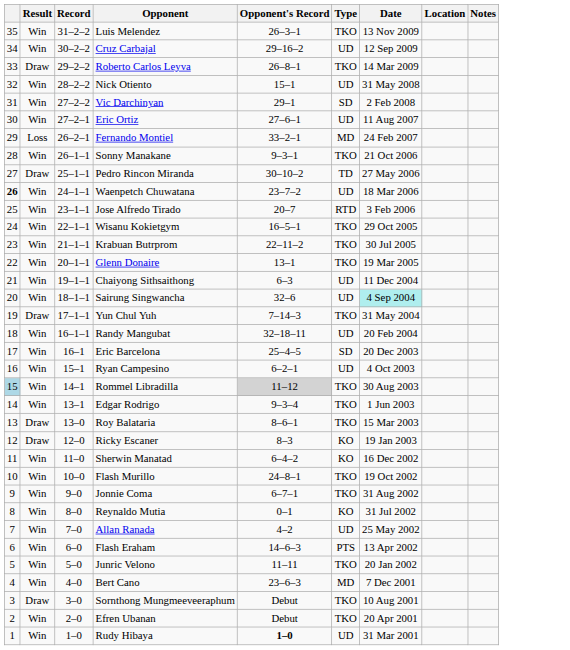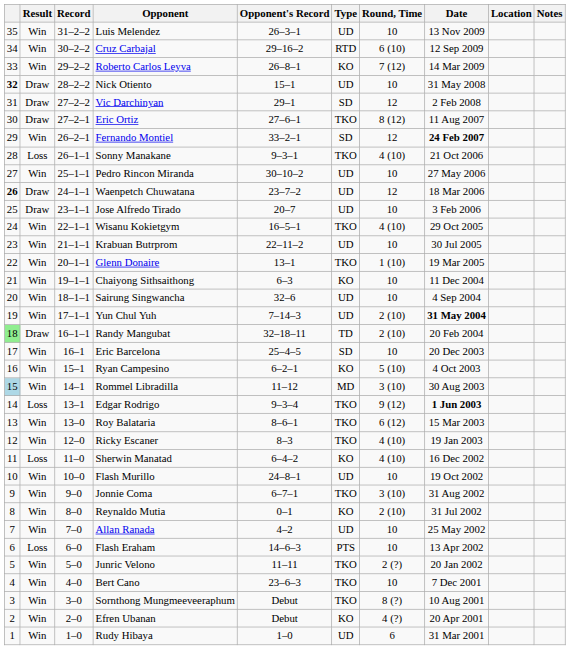+ column: (392, 13)
(346, 31) TKO -> (346, 31) UD
(346, 49) UD -> (346, 49) RTD
(37, 66) Draw -> (37, 66) Win
(346, 66) TKO -> (346, 66) KO
(12, 84) normal -> (12, 84) bold
(37, 84) Win -> (37, 84) Draw
(37, 102) Win -> (37, 102) Draw
(37, 120) Win -> (37, 120) Draw
(346, 120) UD -> (346, 120) TKO
(37, 138) Loss -> (37, 138) Win
(346, 138) MD -> (346, 138) SD
(391, 138) normal -> (457, 138) bold
(37, 155) Win -> (37, 155) Loss
(37, 173) Draw -> (37, 173) Win
(346, 173) TD -> (346, 173) UD
(37, 191) Win -> (37, 191) Draw
(37, 209) Win -> (37, 209) Draw
(346, 209) RTD -> (346, 209) UD
(346, 244) TKO -> (346, 244) UD
(346, 280) UD -> (346, 280) KO
(391, 298) paleturquoise background -> (457, 298) no background
(37, 316) Draw -> (37, 316) Win
(346, 316) TKO -> (346, 316) UD
(391, 316) normal -> (457, 316) bold
(12, 333) no background -> (12, 333) lightgreen background
(37, 333) Win -> (37, 333) Draw
(346, 333) UD -> (346, 333) TD
(346, 369) UD -> (346, 369) KO
(285, 387) lightgrey background -> (285, 387) no background
(346, 387) TKO -> (346, 387) MD
(37, 405) Win -> (37, 405) Loss
(391, 405) normal -> (457, 405) bold
(37, 422) Draw -> (37, 422) Win
(37, 440) Draw -> (37, 440) Win
(346, 440) KO -> (346, 440) TKO
(37, 458) Win -> (37, 458) Loss
(346, 476) TKO -> (346, 476) UD
(37, 547) Win -> (37, 547) Loss
(346, 583) MD -> (346, 583) TKO
(37, 600) Draw -> (37, 600) Win
(346, 618) TKO -> (346, 618) KO
(285, 636) bold -> (285, 636) normal
